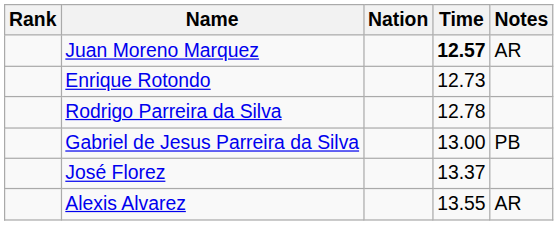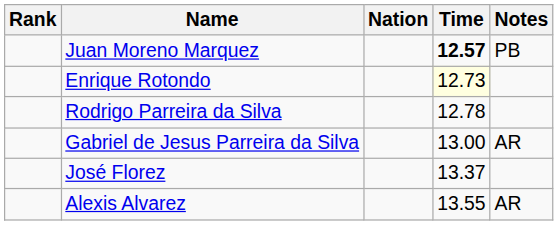(508, 50) AR -> (507, 50) PB
(461, 81) no background -> (461, 81) lightyellow background
(507, 142) PB -> (508, 142) AR
